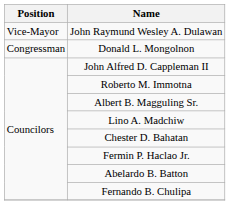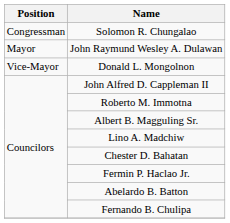+ row: (146, 31)
(33, 31) Vice-Mayor -> (21, 49) Mayor
(36, 49) Congressman -> (33, 67) Vice-Mayor
